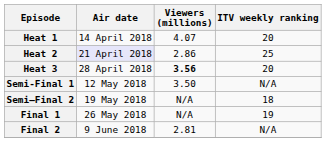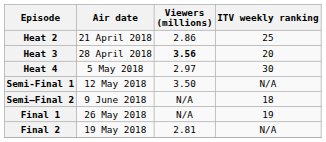- row: (40, 38)
(115, 53) lavender background -> (115, 38) no background
+ row: (40, 69)
(115, 99) 19 May 2018 -> (115, 99) 9 June 2018
(115, 130) 9 June 2018 -> (115, 130) 19 May 2018
